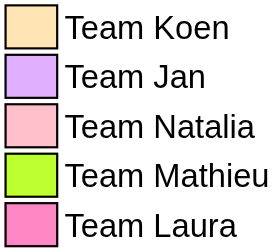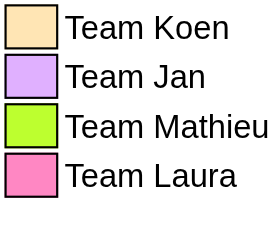- row: (160, 126)
